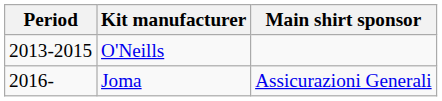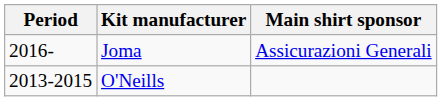rows swapped: (133, 50) <-> (121, 80)
